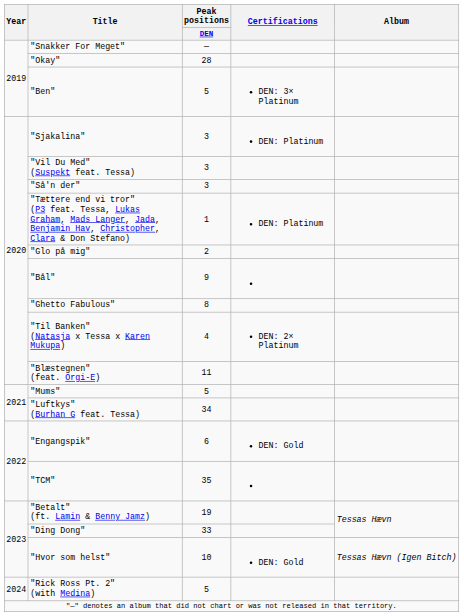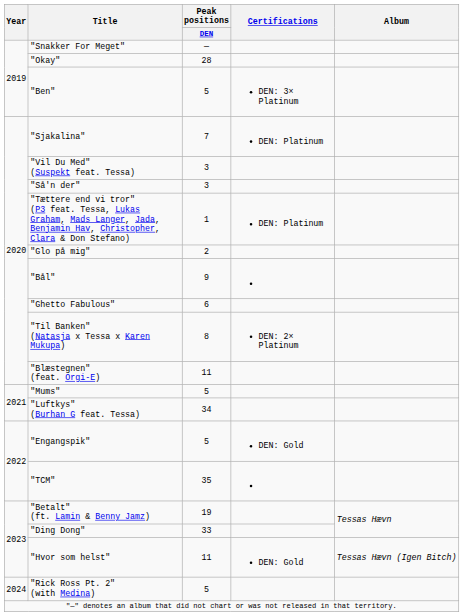(206, 136) 3 -> (206, 136) 7
(206, 305) 8 -> (206, 305) 6
(206, 337) 4 -> (206, 337) 8
(206, 441) 6 -> (206, 441) 5
(206, 557) 10 -> (206, 557) 11
